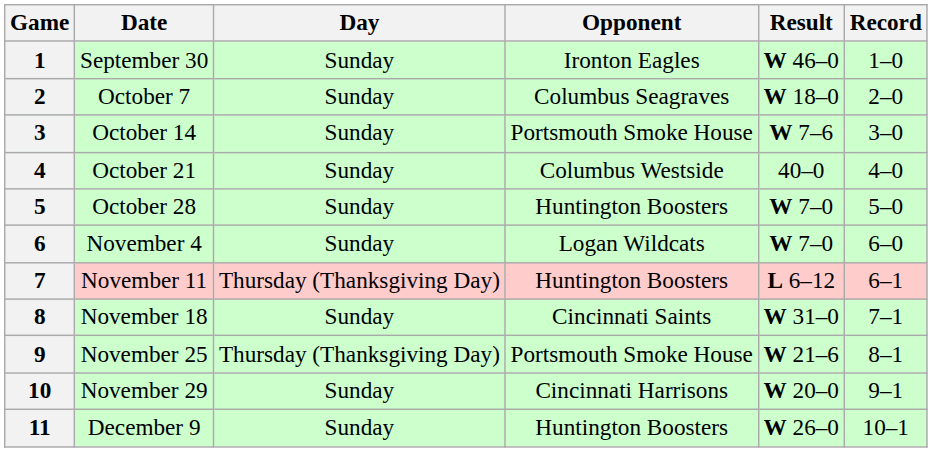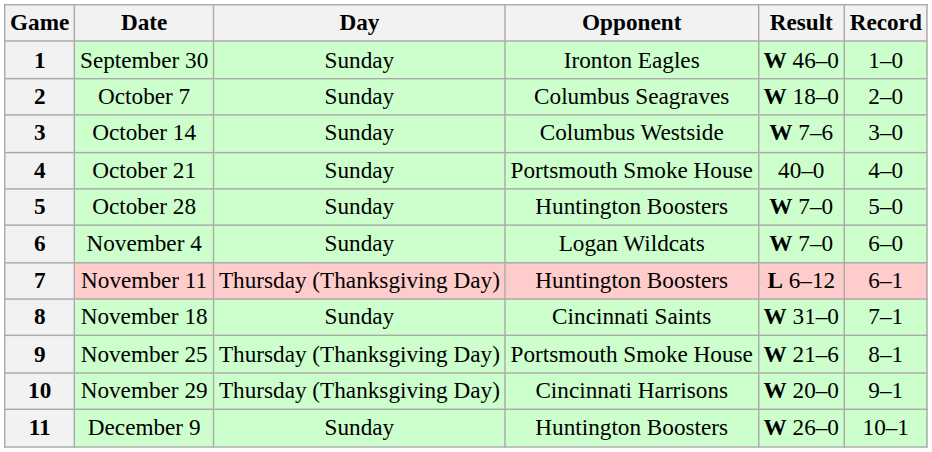(632, 133) Portsmouth Smoke House -> (632, 133) Columbus Westside
(632, 170) Columbus Westside -> (632, 170) Portsmouth Smoke House
(359, 390) Sunday -> (359, 390) Thursday (Thanksgiving Day)
